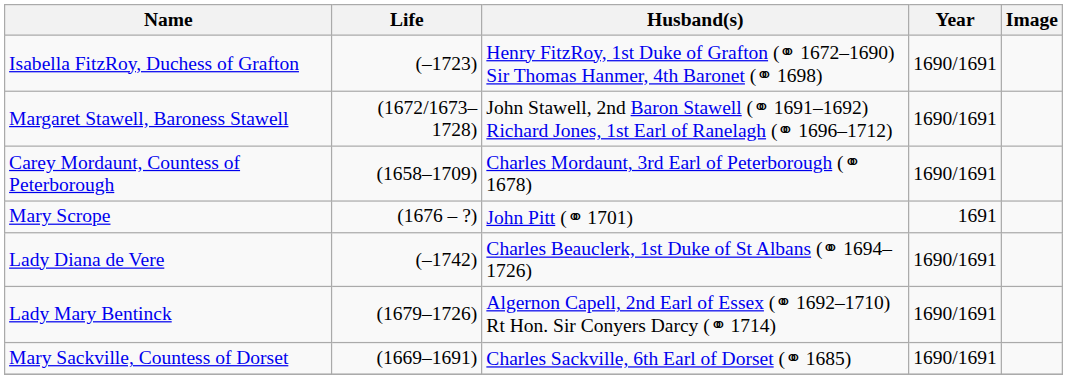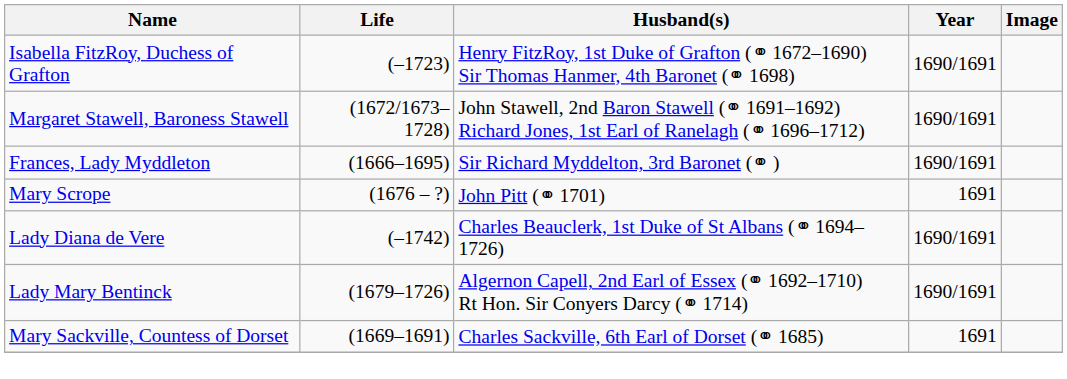- row: (125, 173)
+ row: (110, 162)
(955, 358) 1690/1691 -> (977, 336) 1691
